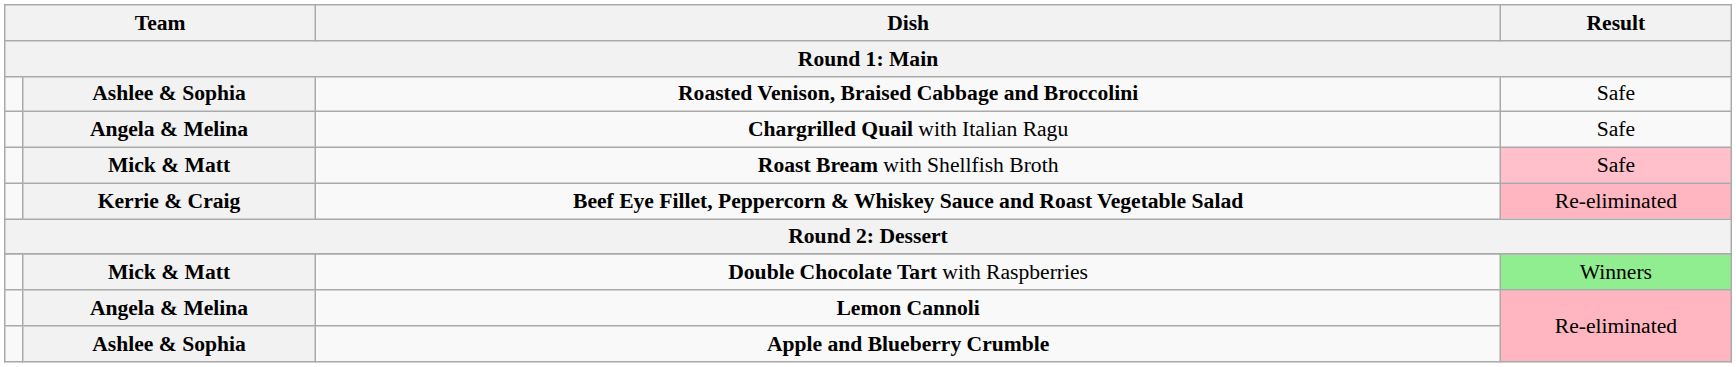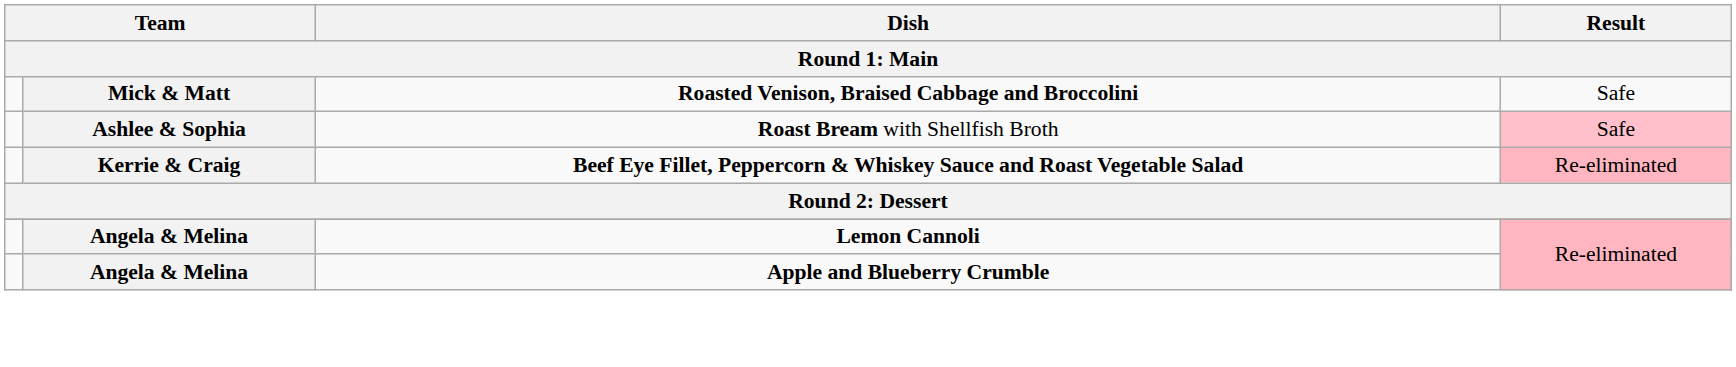(169, 93) Ashlee & Sophia -> (169, 93) Mick & Matt
- row: (908, 129)
(169, 165) Mick & Matt -> (169, 129) Ashlee & Sophia
- row: (908, 272)
(169, 343) Ashlee & Sophia -> (169, 272) Angela & Melina
